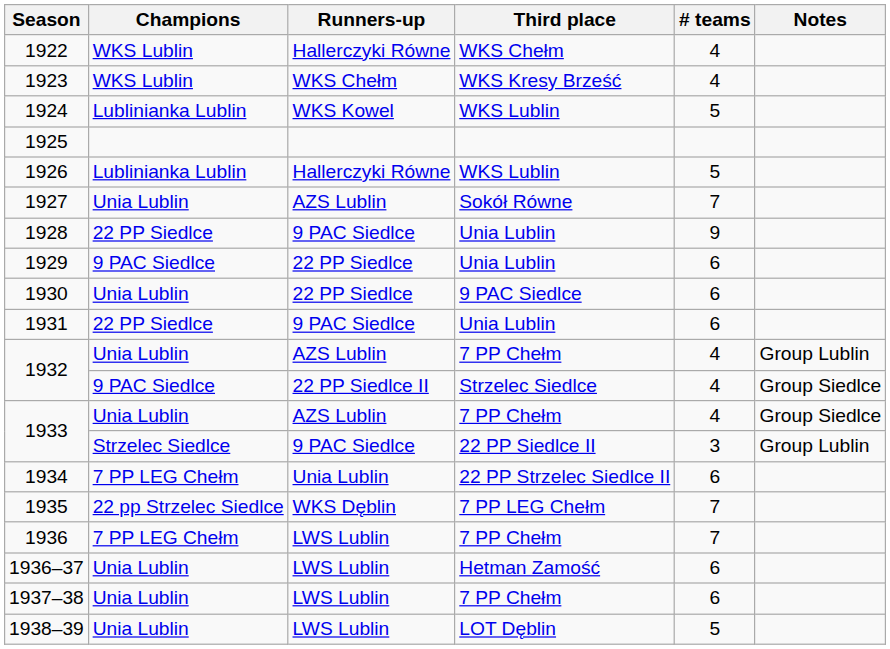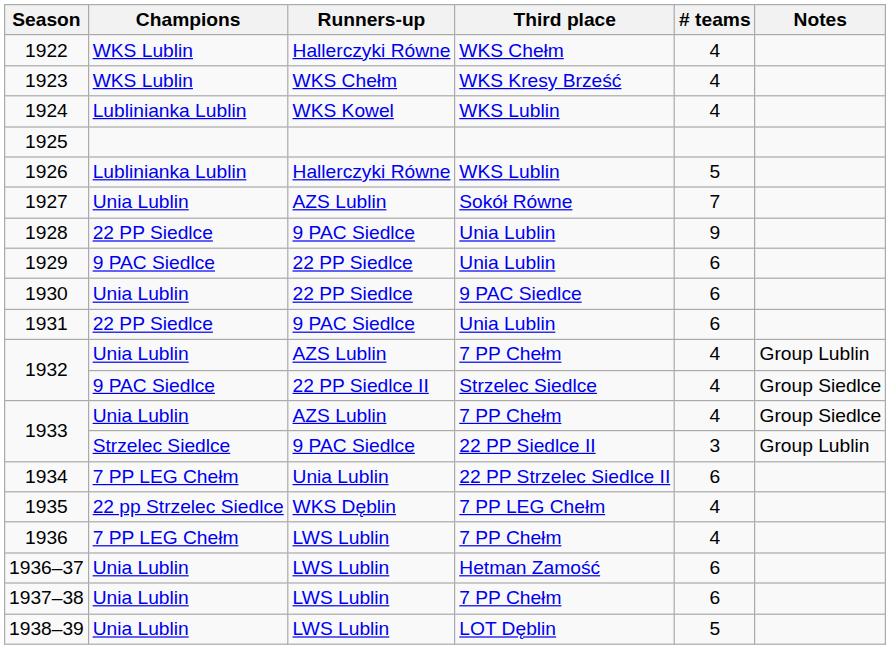(715, 111) 5 -> (715, 111) 4
(715, 506) 7 -> (715, 506) 4
(715, 537) 7 -> (715, 537) 4
